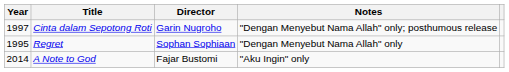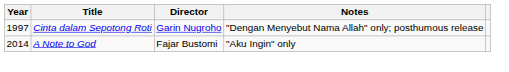- row: (48, 43)
